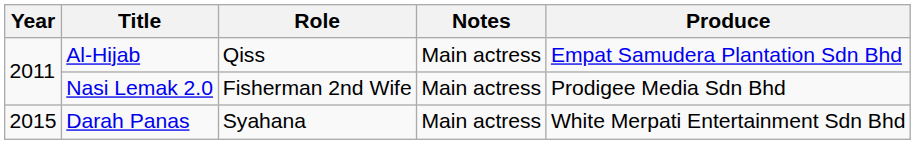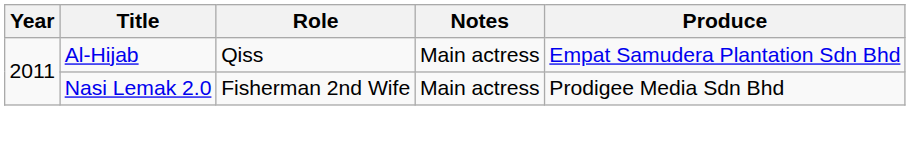- row: (128, 121)
